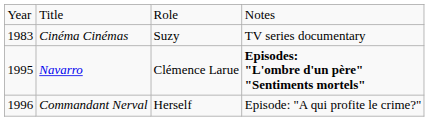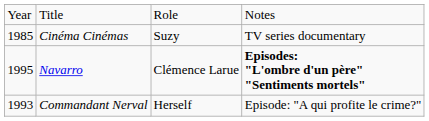(20, 35) 1983 -> (20, 35) 1985
(20, 105) 1996 -> (20, 105) 1993
